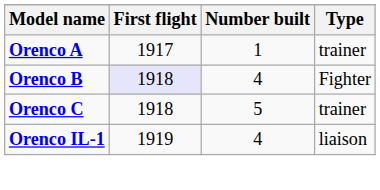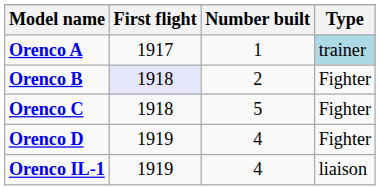(342, 49) no background -> (342, 49) lightblue background
(258, 79) 4 -> (258, 79) 2
(342, 109) trainer -> (345, 109) Fighter
+ row: (46, 139)
